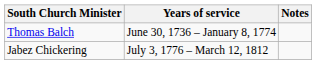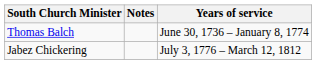columns swapped: (201, 14) <-> (295, 14)
